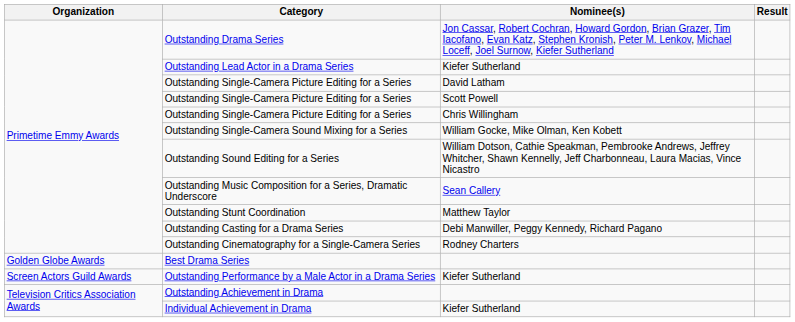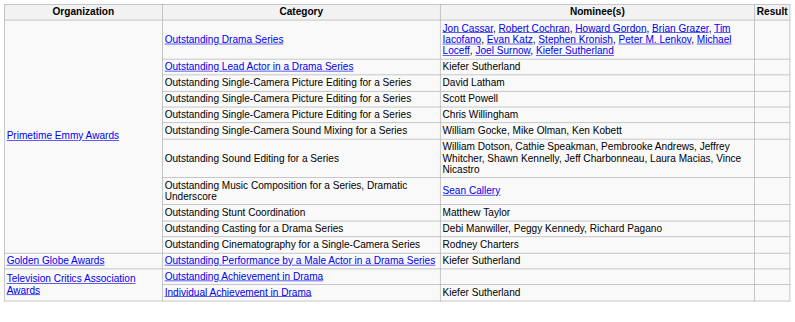- row: (207, 261)
(69, 277) Screen Actors Guild Awards -> (56, 261) Golden Globe Awards
